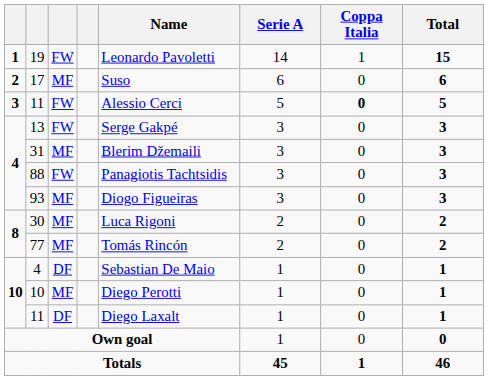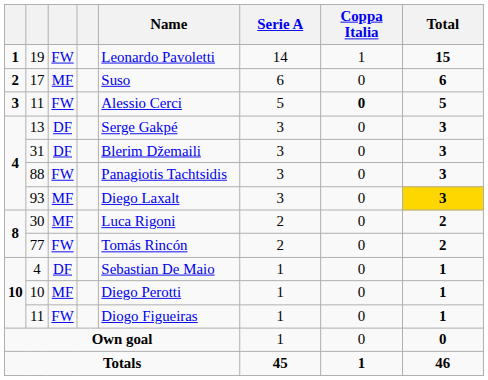(63, 127) FW -> (63, 127) DF
(63, 151) MF -> (63, 151) DF
(150, 198) Diogo Figueiras -> (140, 198) Diego Laxalt
(443, 198) no background -> (443, 198) gold background
(63, 245) MF -> (63, 245) FW
(63, 316) DF -> (63, 316) FW
(140, 316) Diego Laxalt -> (150, 316) Diogo Figueiras
